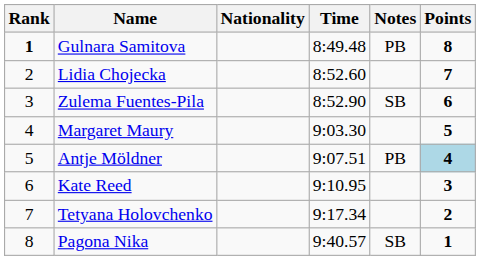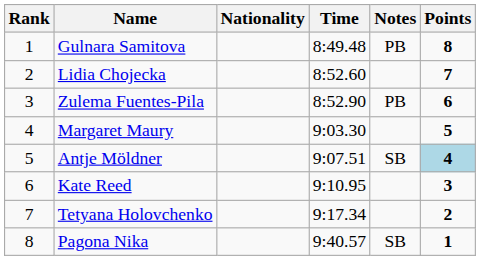(29, 46) bold -> (29, 46) normal
(395, 102) SB -> (395, 102) PB
(395, 158) PB -> (395, 158) SB
